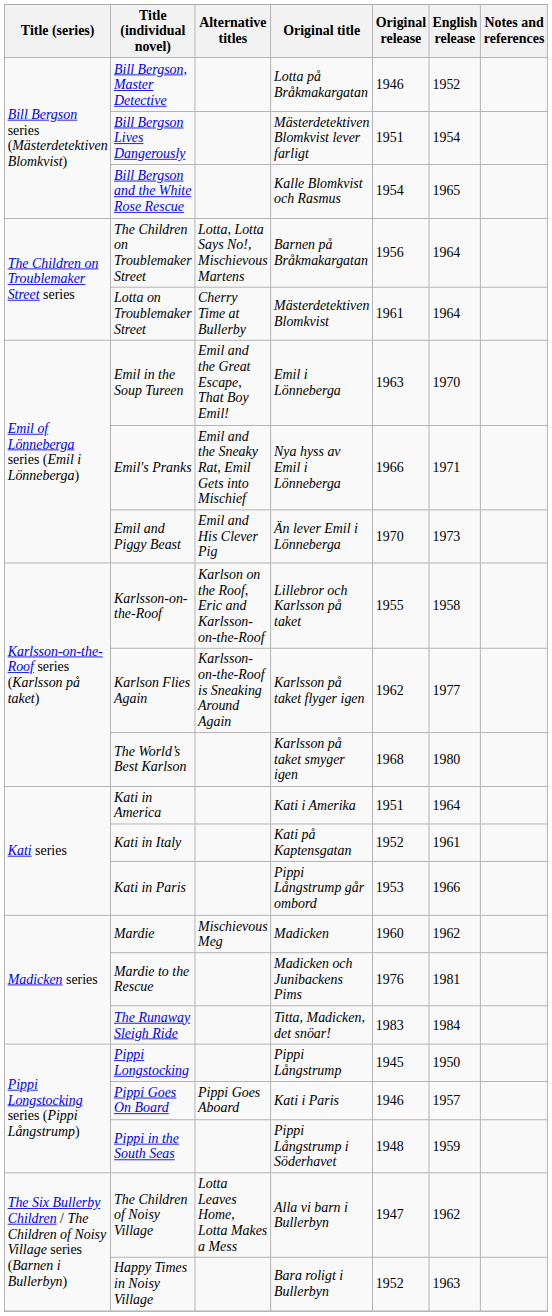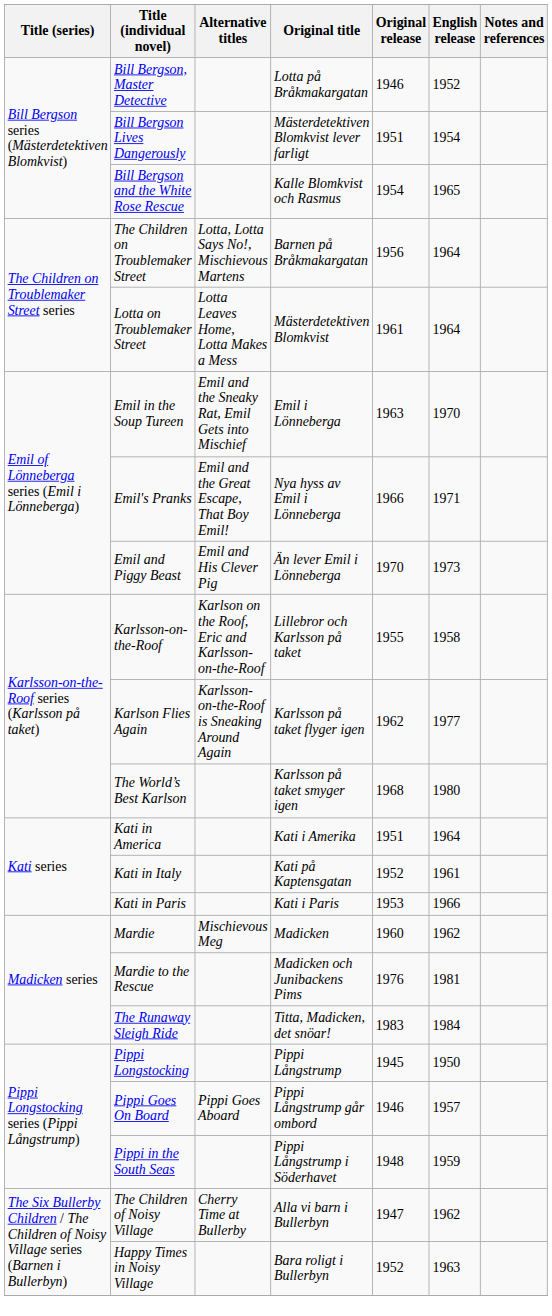(222, 313) Cherry Time at Bullerby -> (233, 329) Lotta Leaves Home, Lotta Makes a Mess
(224, 382) Emil and the Great Escape, That Boy Emil! -> (228, 414) Emil and the Sneaky Rat, Emil Gets into Mischief
(228, 467) Emil and the Sneaky Rat, Emil Gets into Mischief -> (224, 498) Emil and the Great Escape, That Boy Emil!
(319, 888) Pippi Långstrump går ombord -> (307, 904) Kati i Paris
(307, 1100) Kati i Paris -> (319, 1108) Pippi Långstrump går ombord
(233, 1215) Lotta Leaves Home, Lotta Makes a Mess -> (222, 1215) Cherry Time at Bullerby
